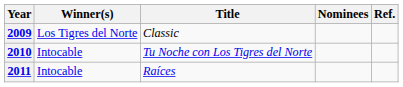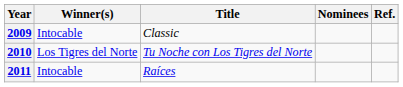(87, 33) Los Tigres del Norte -> (60, 33) Intocable
(60, 52) Intocable -> (87, 52) Los Tigres del Norte
